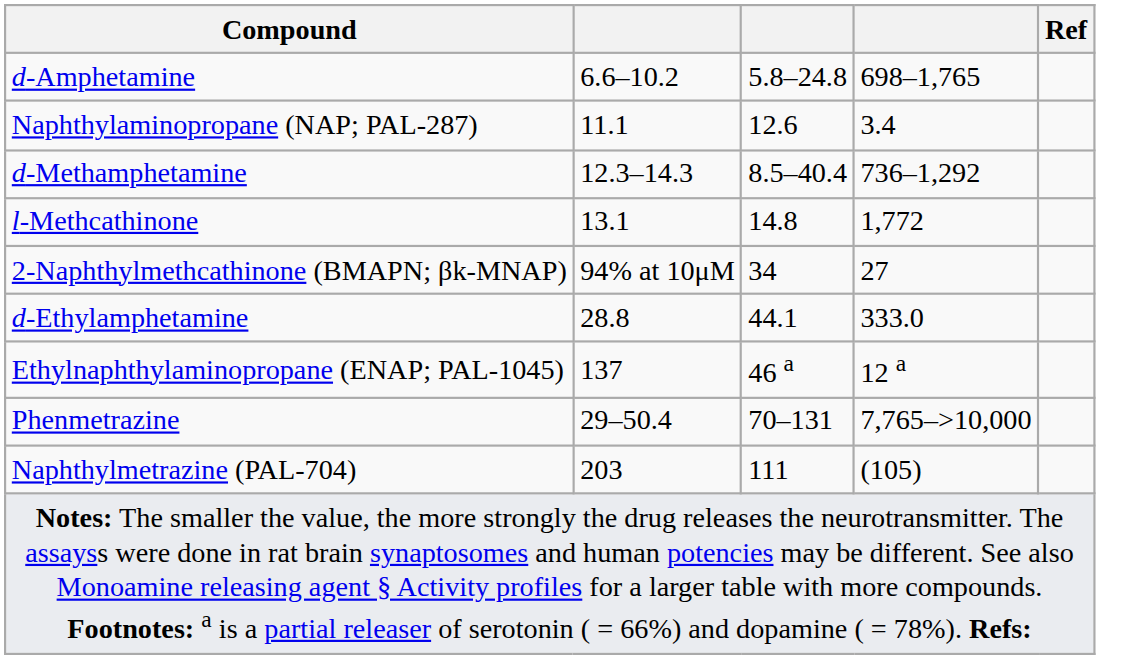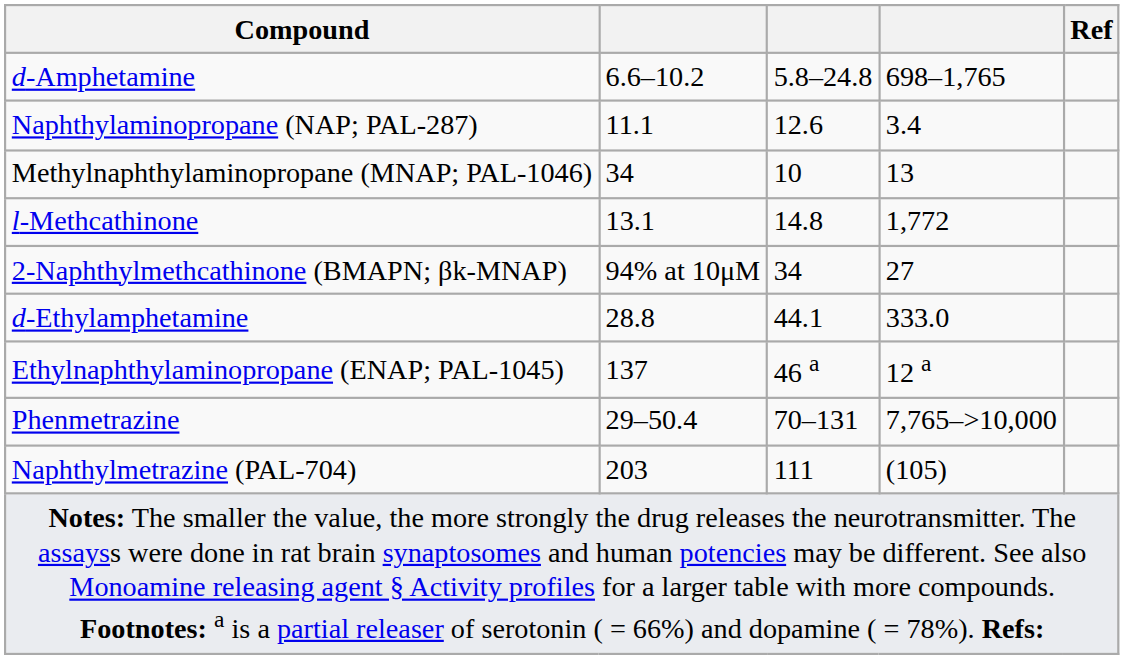- row: (129, 173)
+ row: (302, 173)
